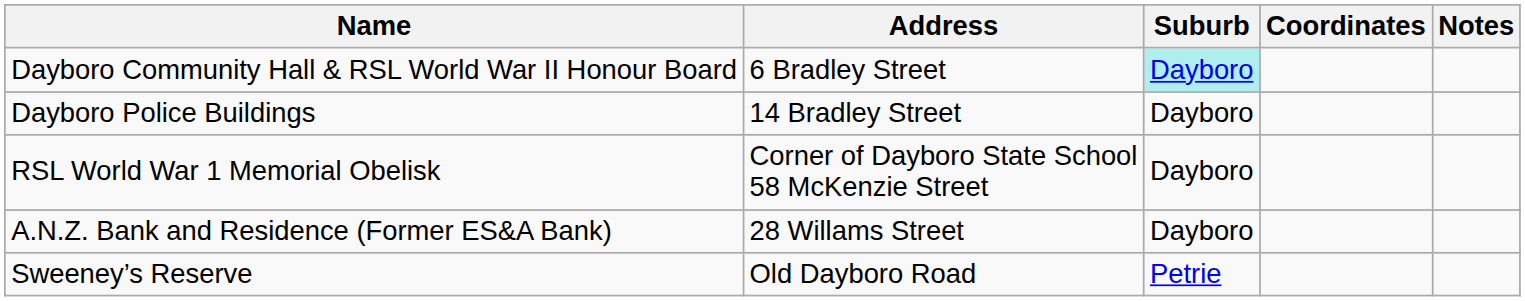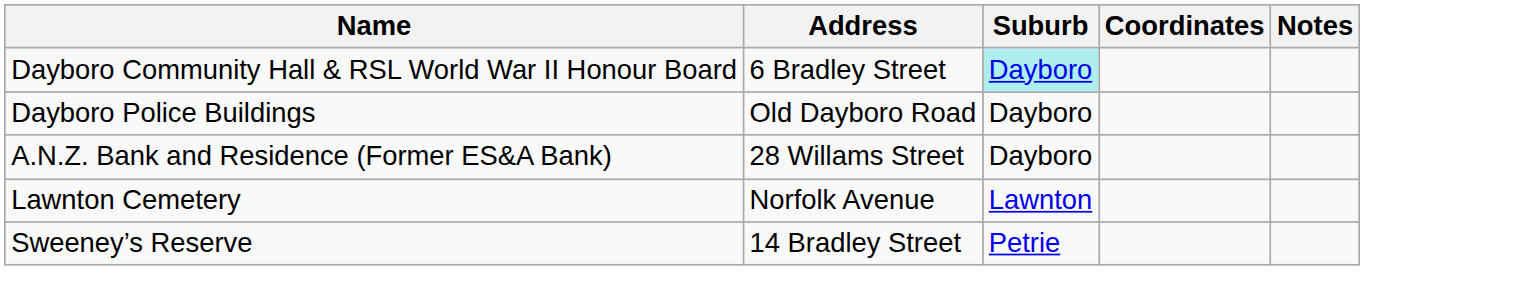(855, 112) 14 Bradley Street -> (863, 112) Old Dayboro Road
- row: (226, 171)
+ row: (126, 199)
(863, 273) Old Dayboro Road -> (855, 243) 14 Bradley Street
